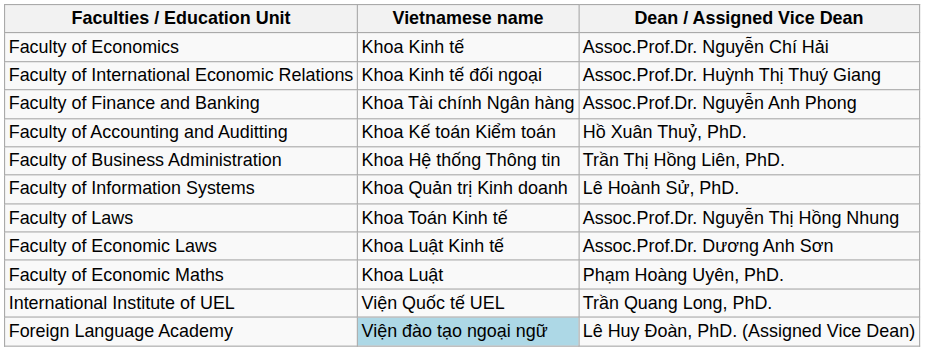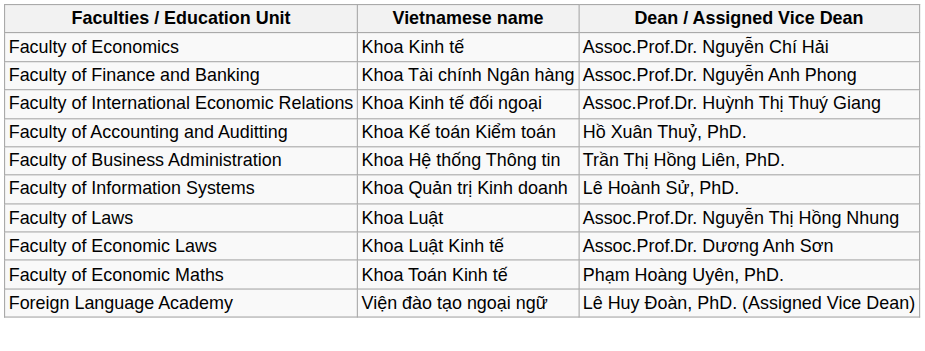rows swapped: (181, 75) <-> (134, 103)
(435, 217) Khoa Toán Kinh tế -> (402, 217) Khoa Luật
(402, 274) Khoa Luật -> (435, 274) Khoa Toán Kinh tế
- row: (122, 302)
(455, 331) lightblue background -> (455, 302) no background
